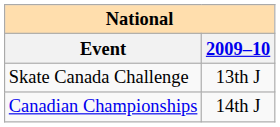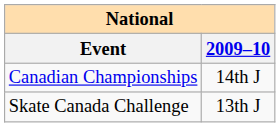rows swapped: (103, 106) <-> (99, 77)
